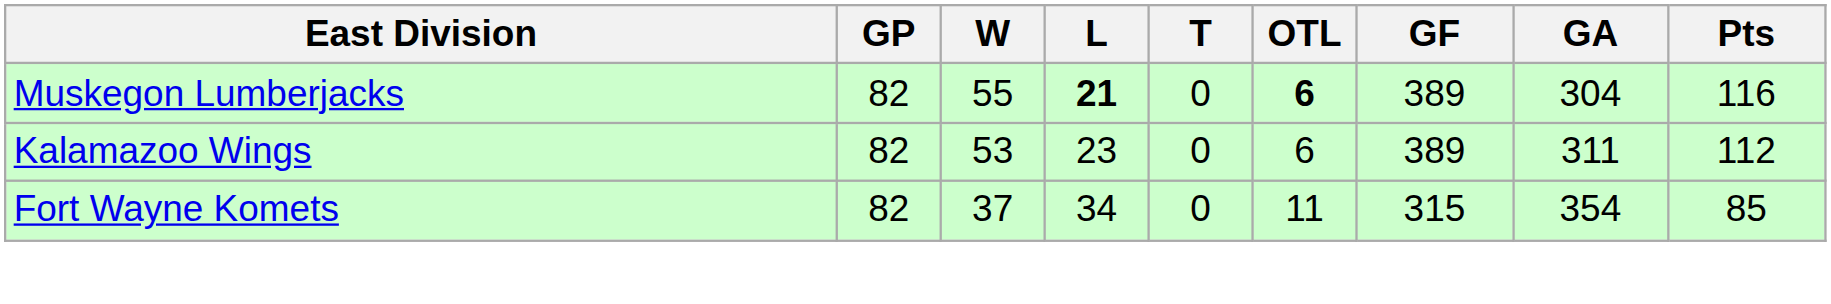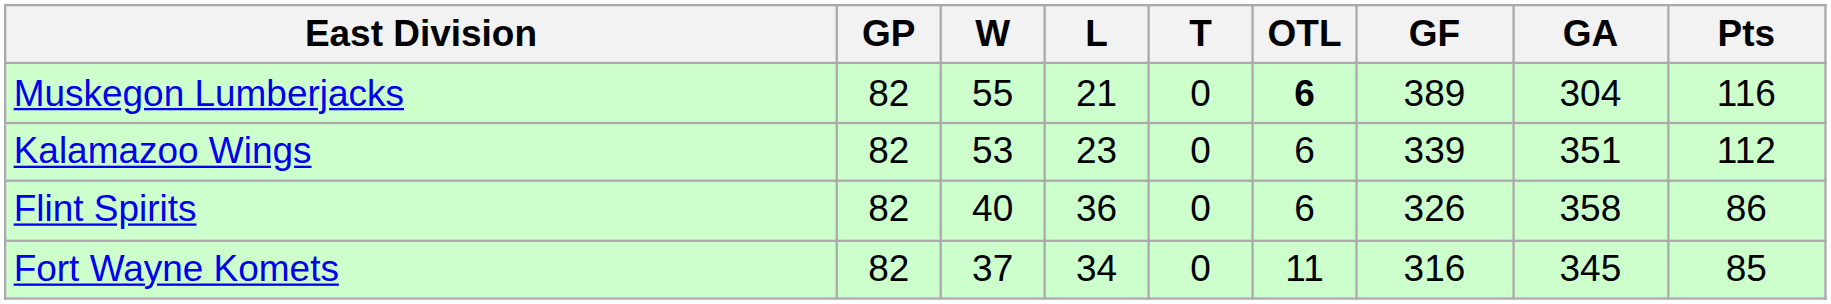(1097, 92) bold -> (1097, 92) normal
(1434, 151) 389 -> (1434, 151) 339
(1590, 151) 311 -> (1590, 151) 351
+ row: (105, 209)
(1434, 209) 315 -> (1434, 268) 316
(1590, 209) 354 -> (1590, 268) 345
